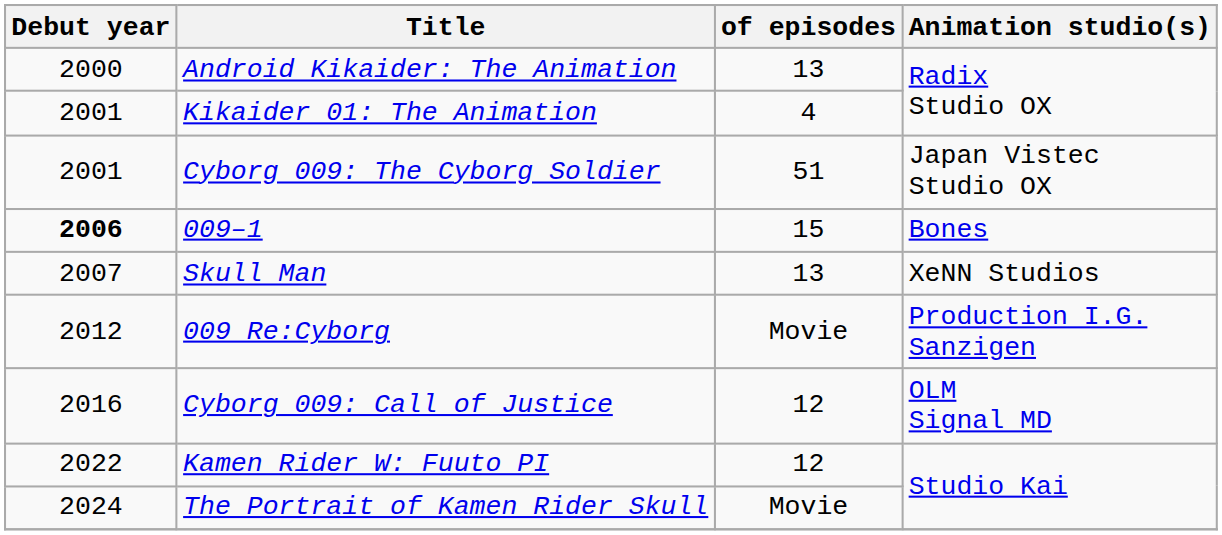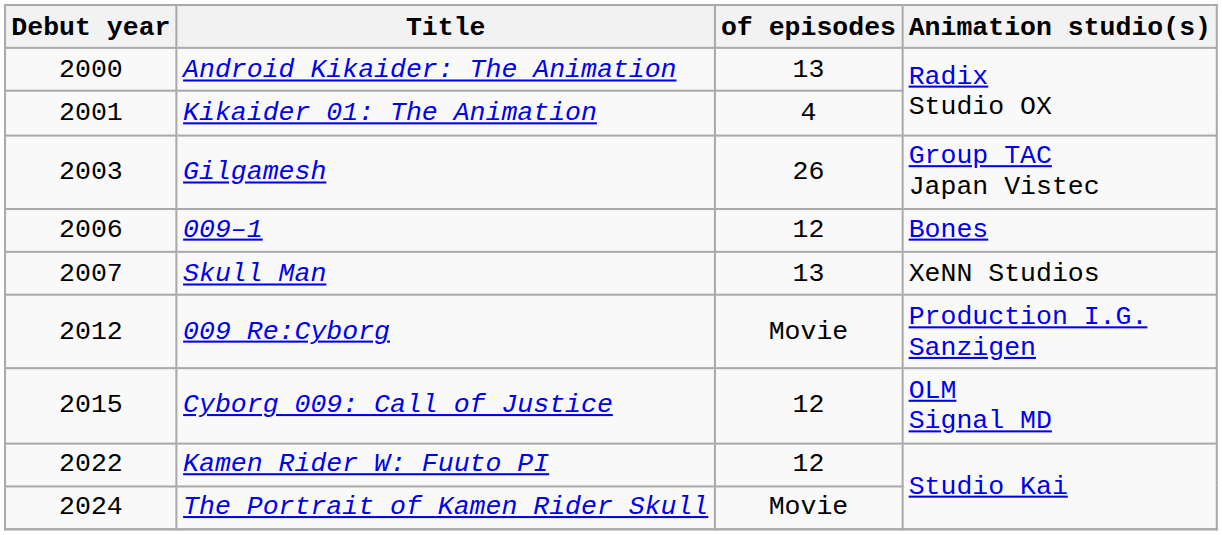- row: (422, 172)
+ row: (255, 172)
(91, 230) bold -> (91, 230) normal
(808, 230) 15 -> (808, 230) 12
(91, 406) 2016 -> (91, 406) 2015
